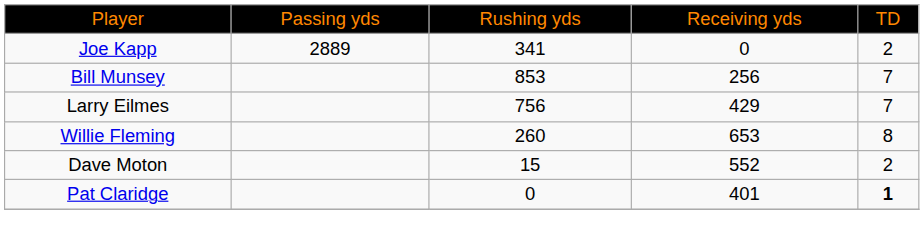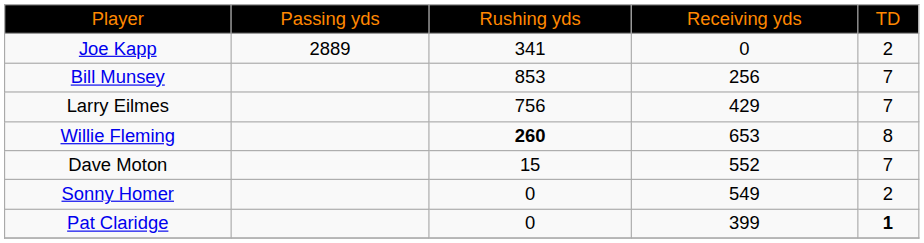(530, 135) normal -> (530, 135) bold
(888, 164) 2 -> (888, 164) 7
+ row: (118, 194)
(744, 194) 401 -> (744, 223) 399
